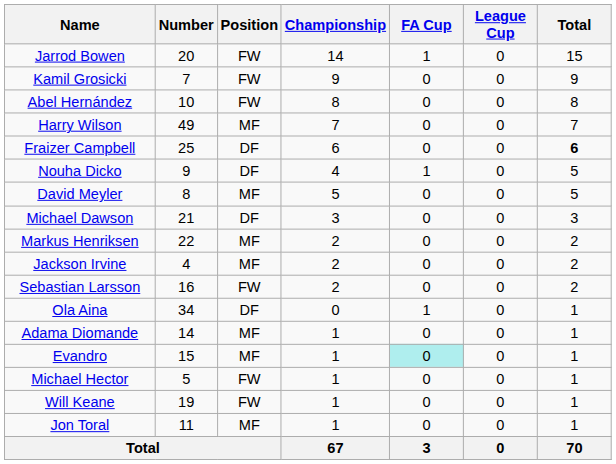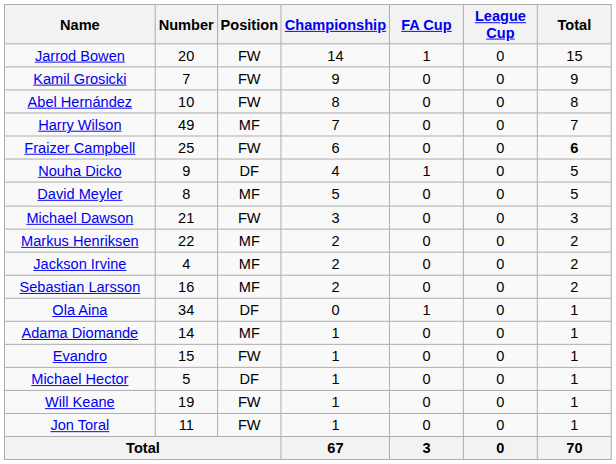(249, 148) DF -> (249, 148) FW
(249, 217) DF -> (249, 217) FW
(249, 287) FW -> (249, 287) MF
(249, 356) MF -> (249, 356) FW
(426, 356) paleturquoise background -> (426, 356) no background
(249, 379) FW -> (249, 379) DF
(249, 425) MF -> (249, 425) FW
